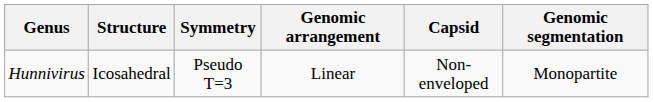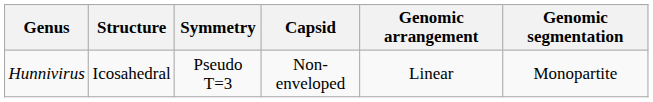columns swapped: (454, 27) <-> (333, 27)
